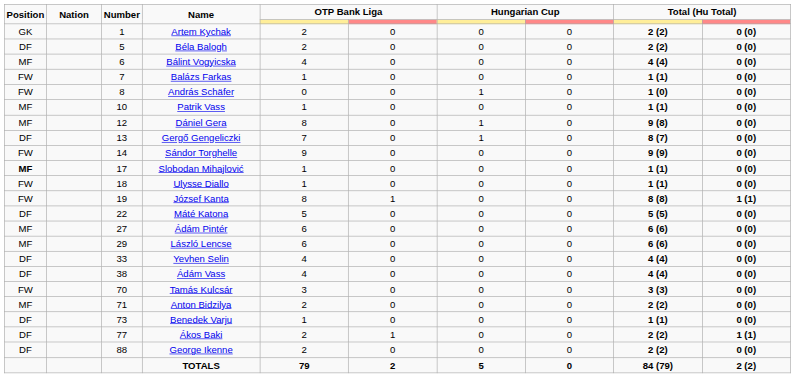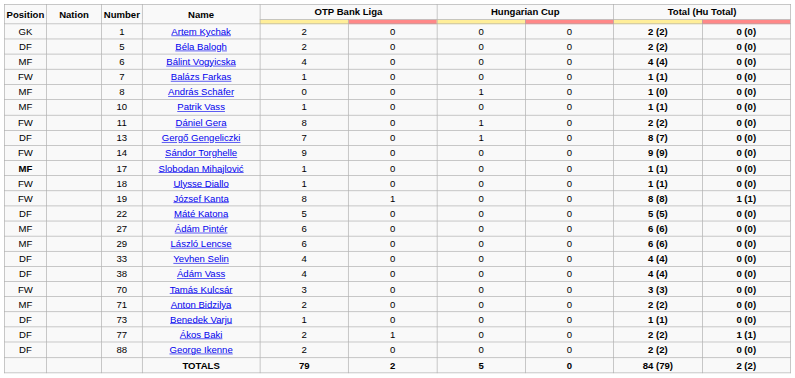(25, 92) FW -> (25, 92) MF
(25, 123) MF -> (25, 123) FW
(122, 123) 12 -> (122, 123) 11
(658, 123) 9 (8) -> (658, 123) 2 (2)
